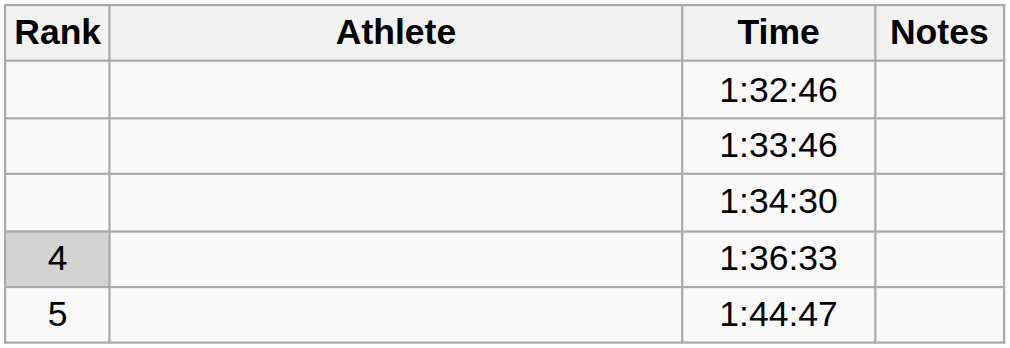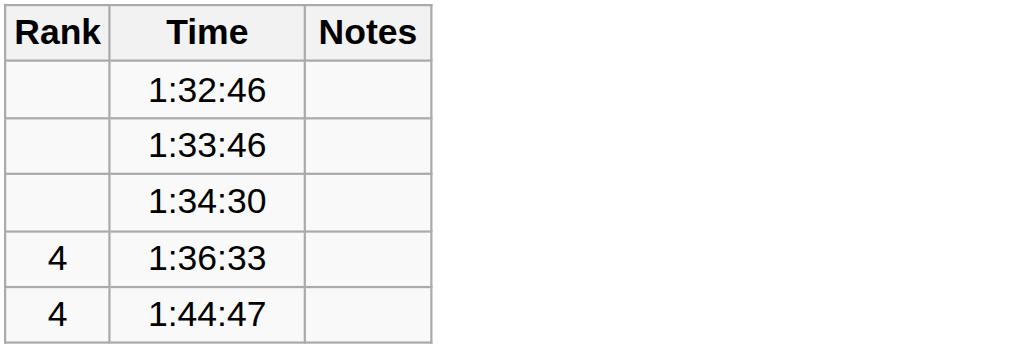- column: (396, 32)
(58, 257) lightgrey background -> (58, 257) no background
(58, 314) 5 -> (58, 314) 4
